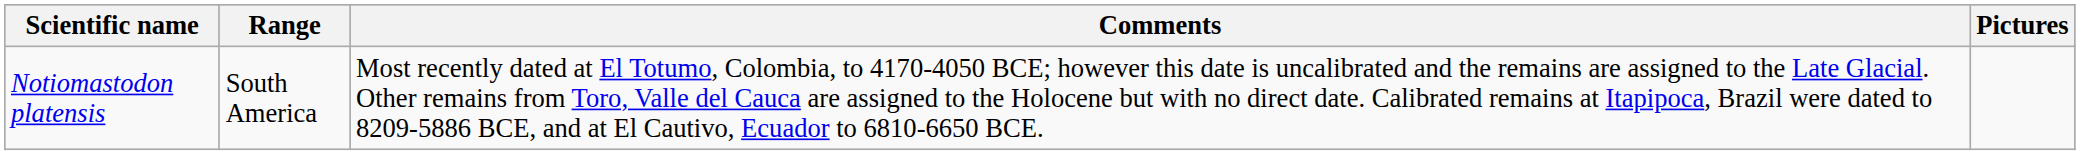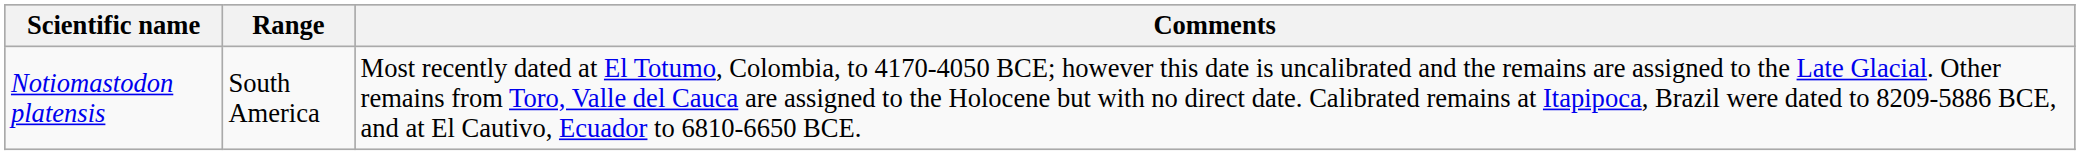- column: (2022, 25)
